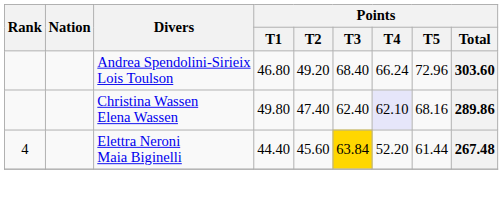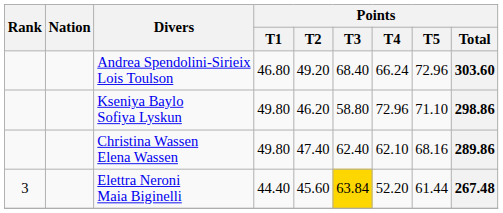+ row: (140, 109)
(392, 109) lavender background -> (392, 149) no background
(25, 149) 4 -> (25, 188) 3
